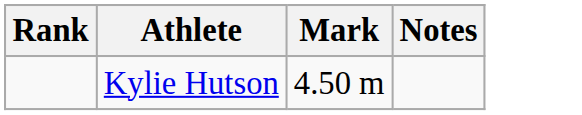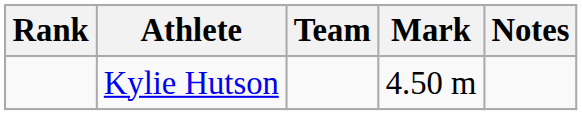+ column: (332, 30)
